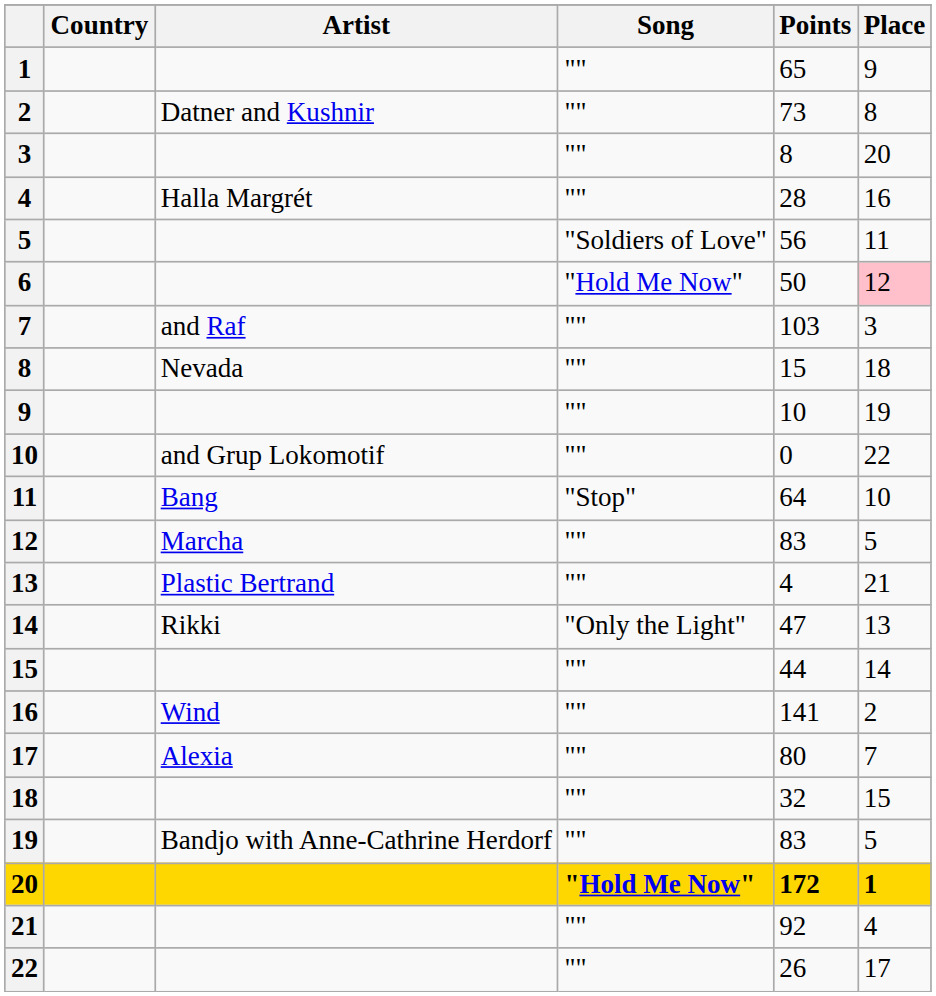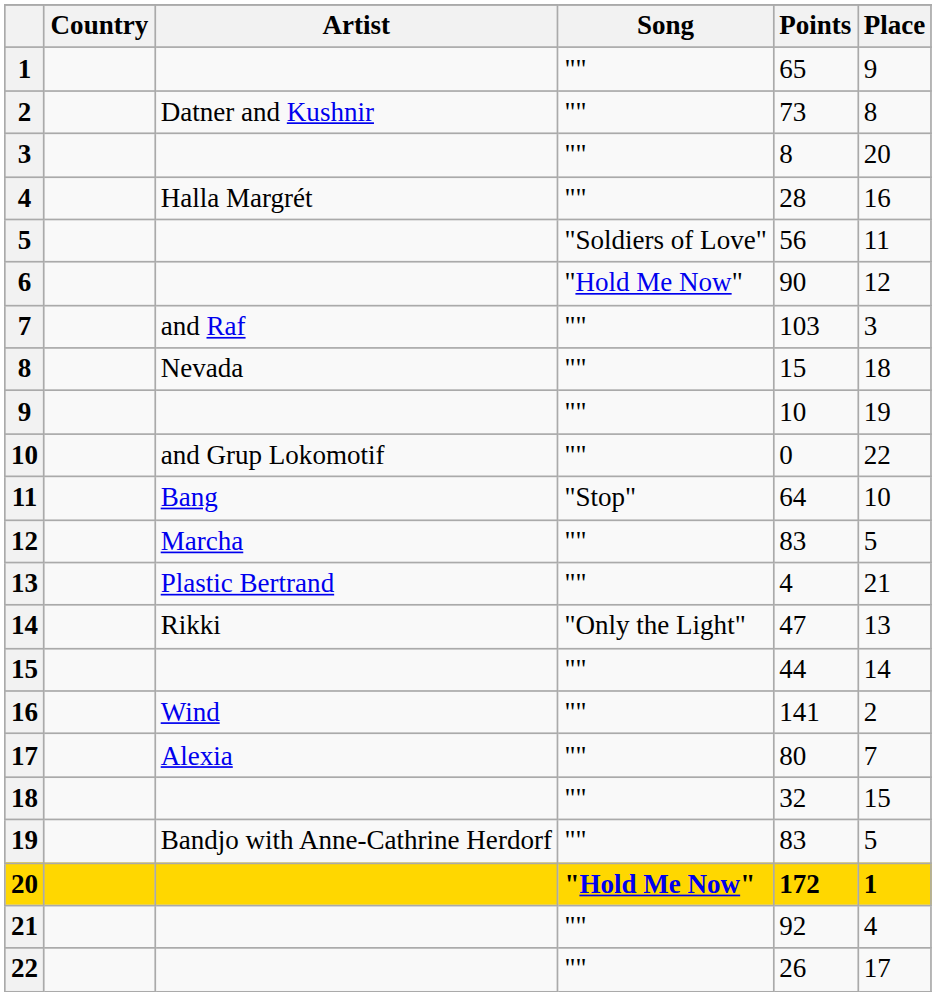(793, 283) 50 -> (793, 283) 90
(877, 283) pink background -> (877, 283) no background
